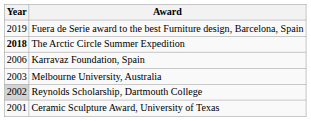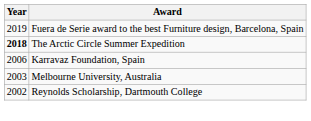(17, 92) lightgrey background -> (17, 92) no background
- row: (125, 108)
